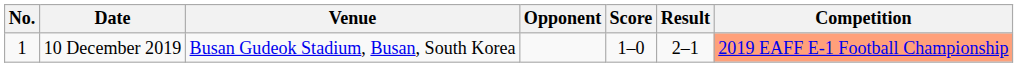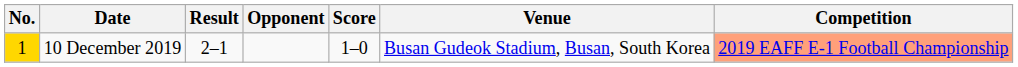columns swapped: (353, 18) <-> (685, 18)
(22, 47) no background -> (22, 47) gold background
